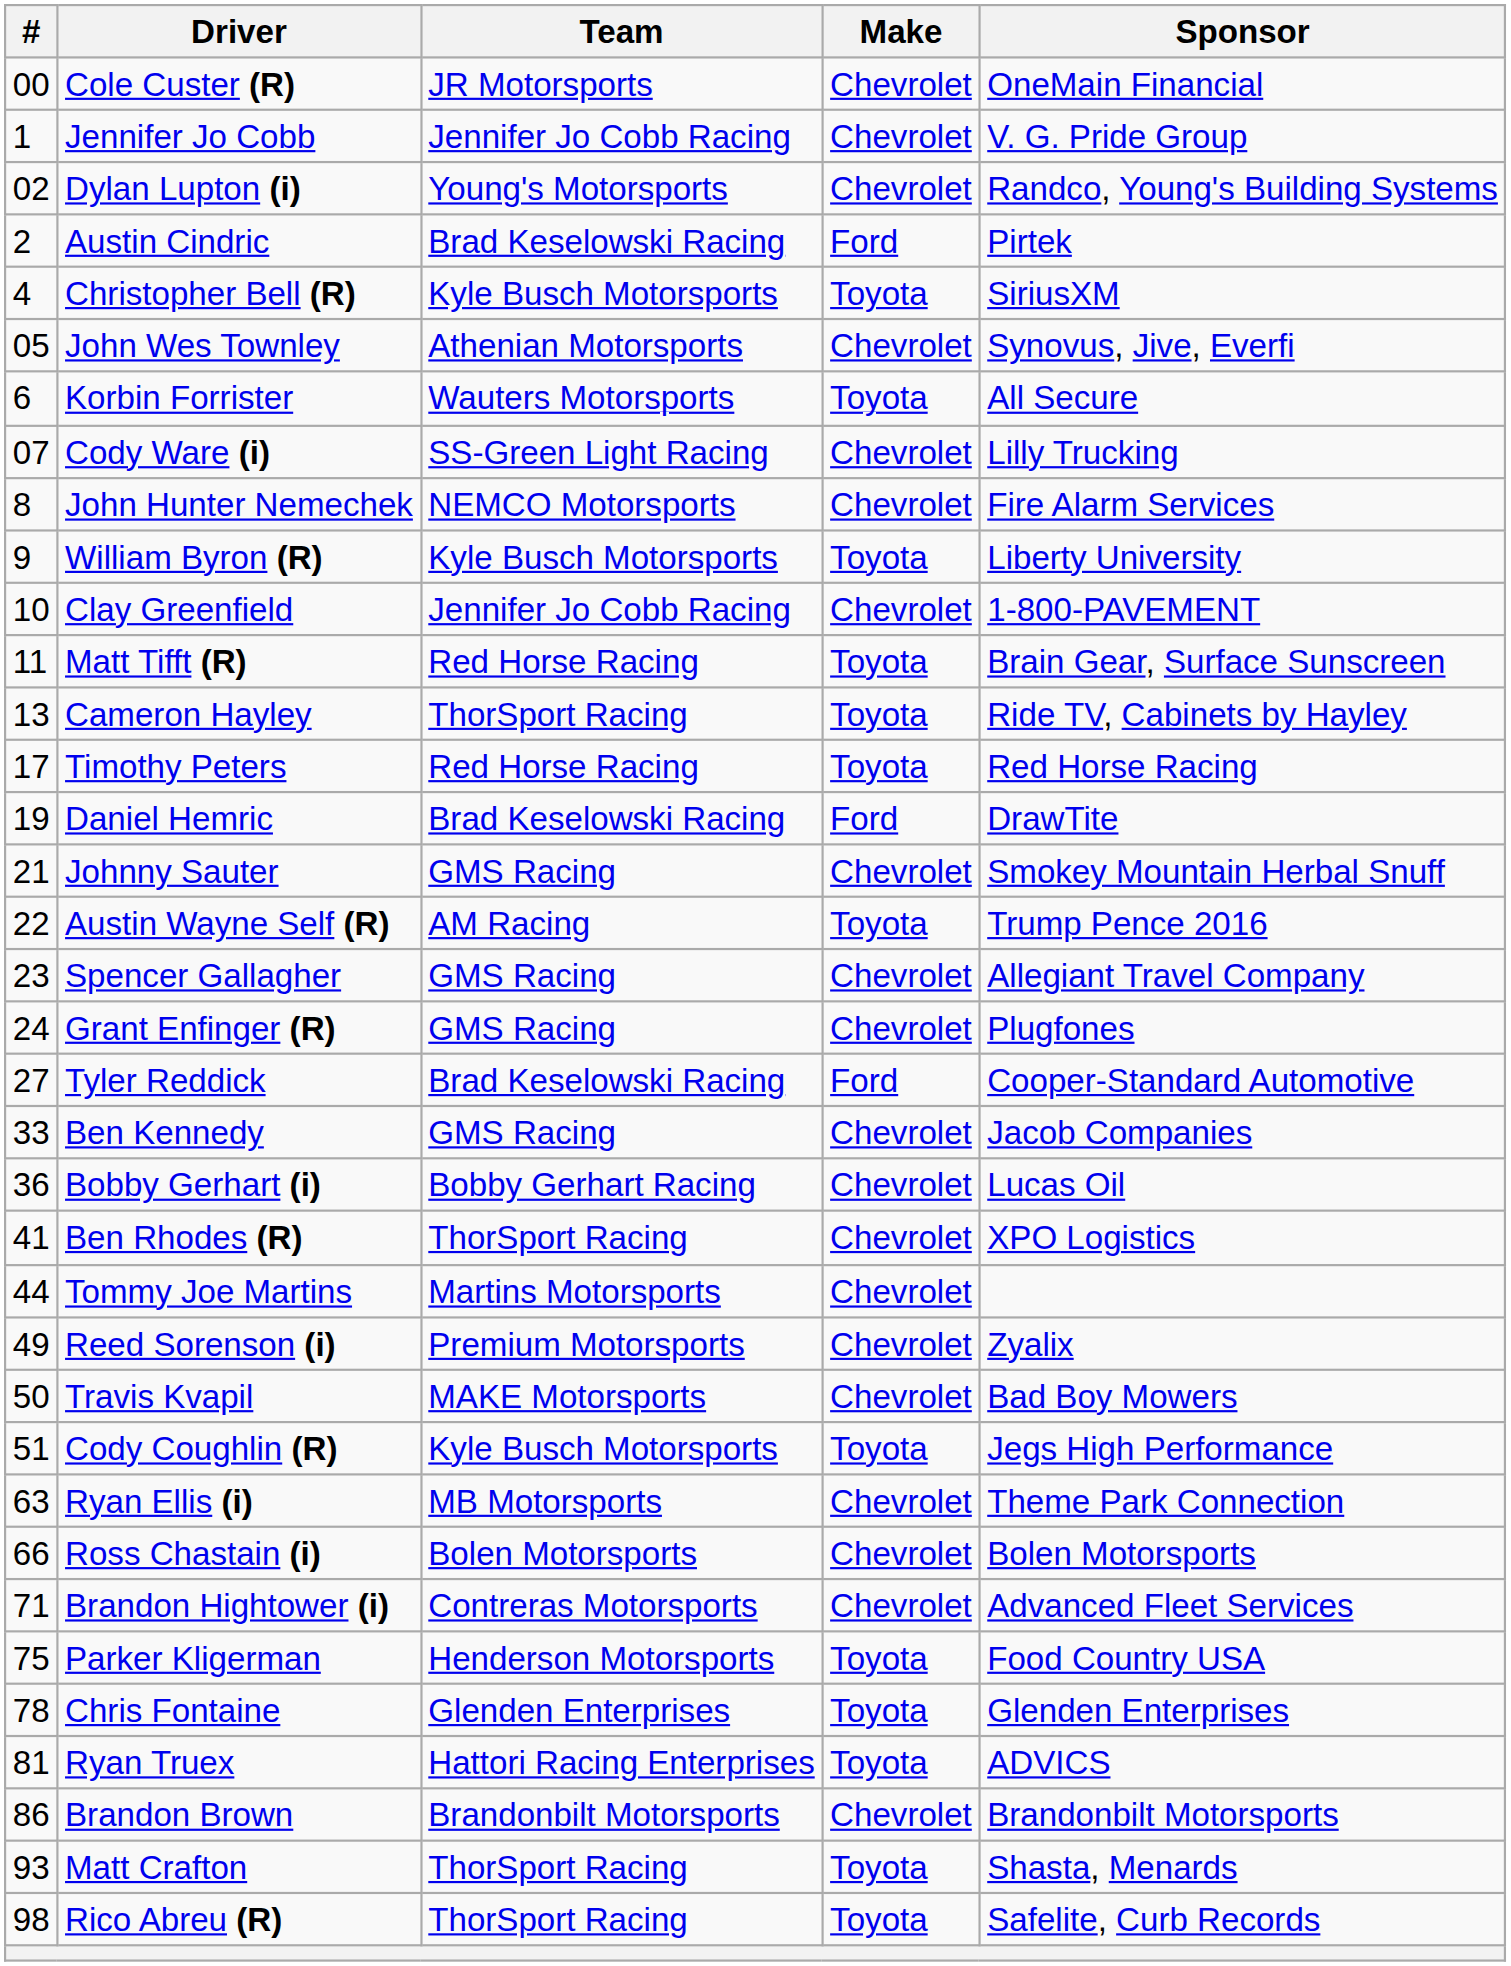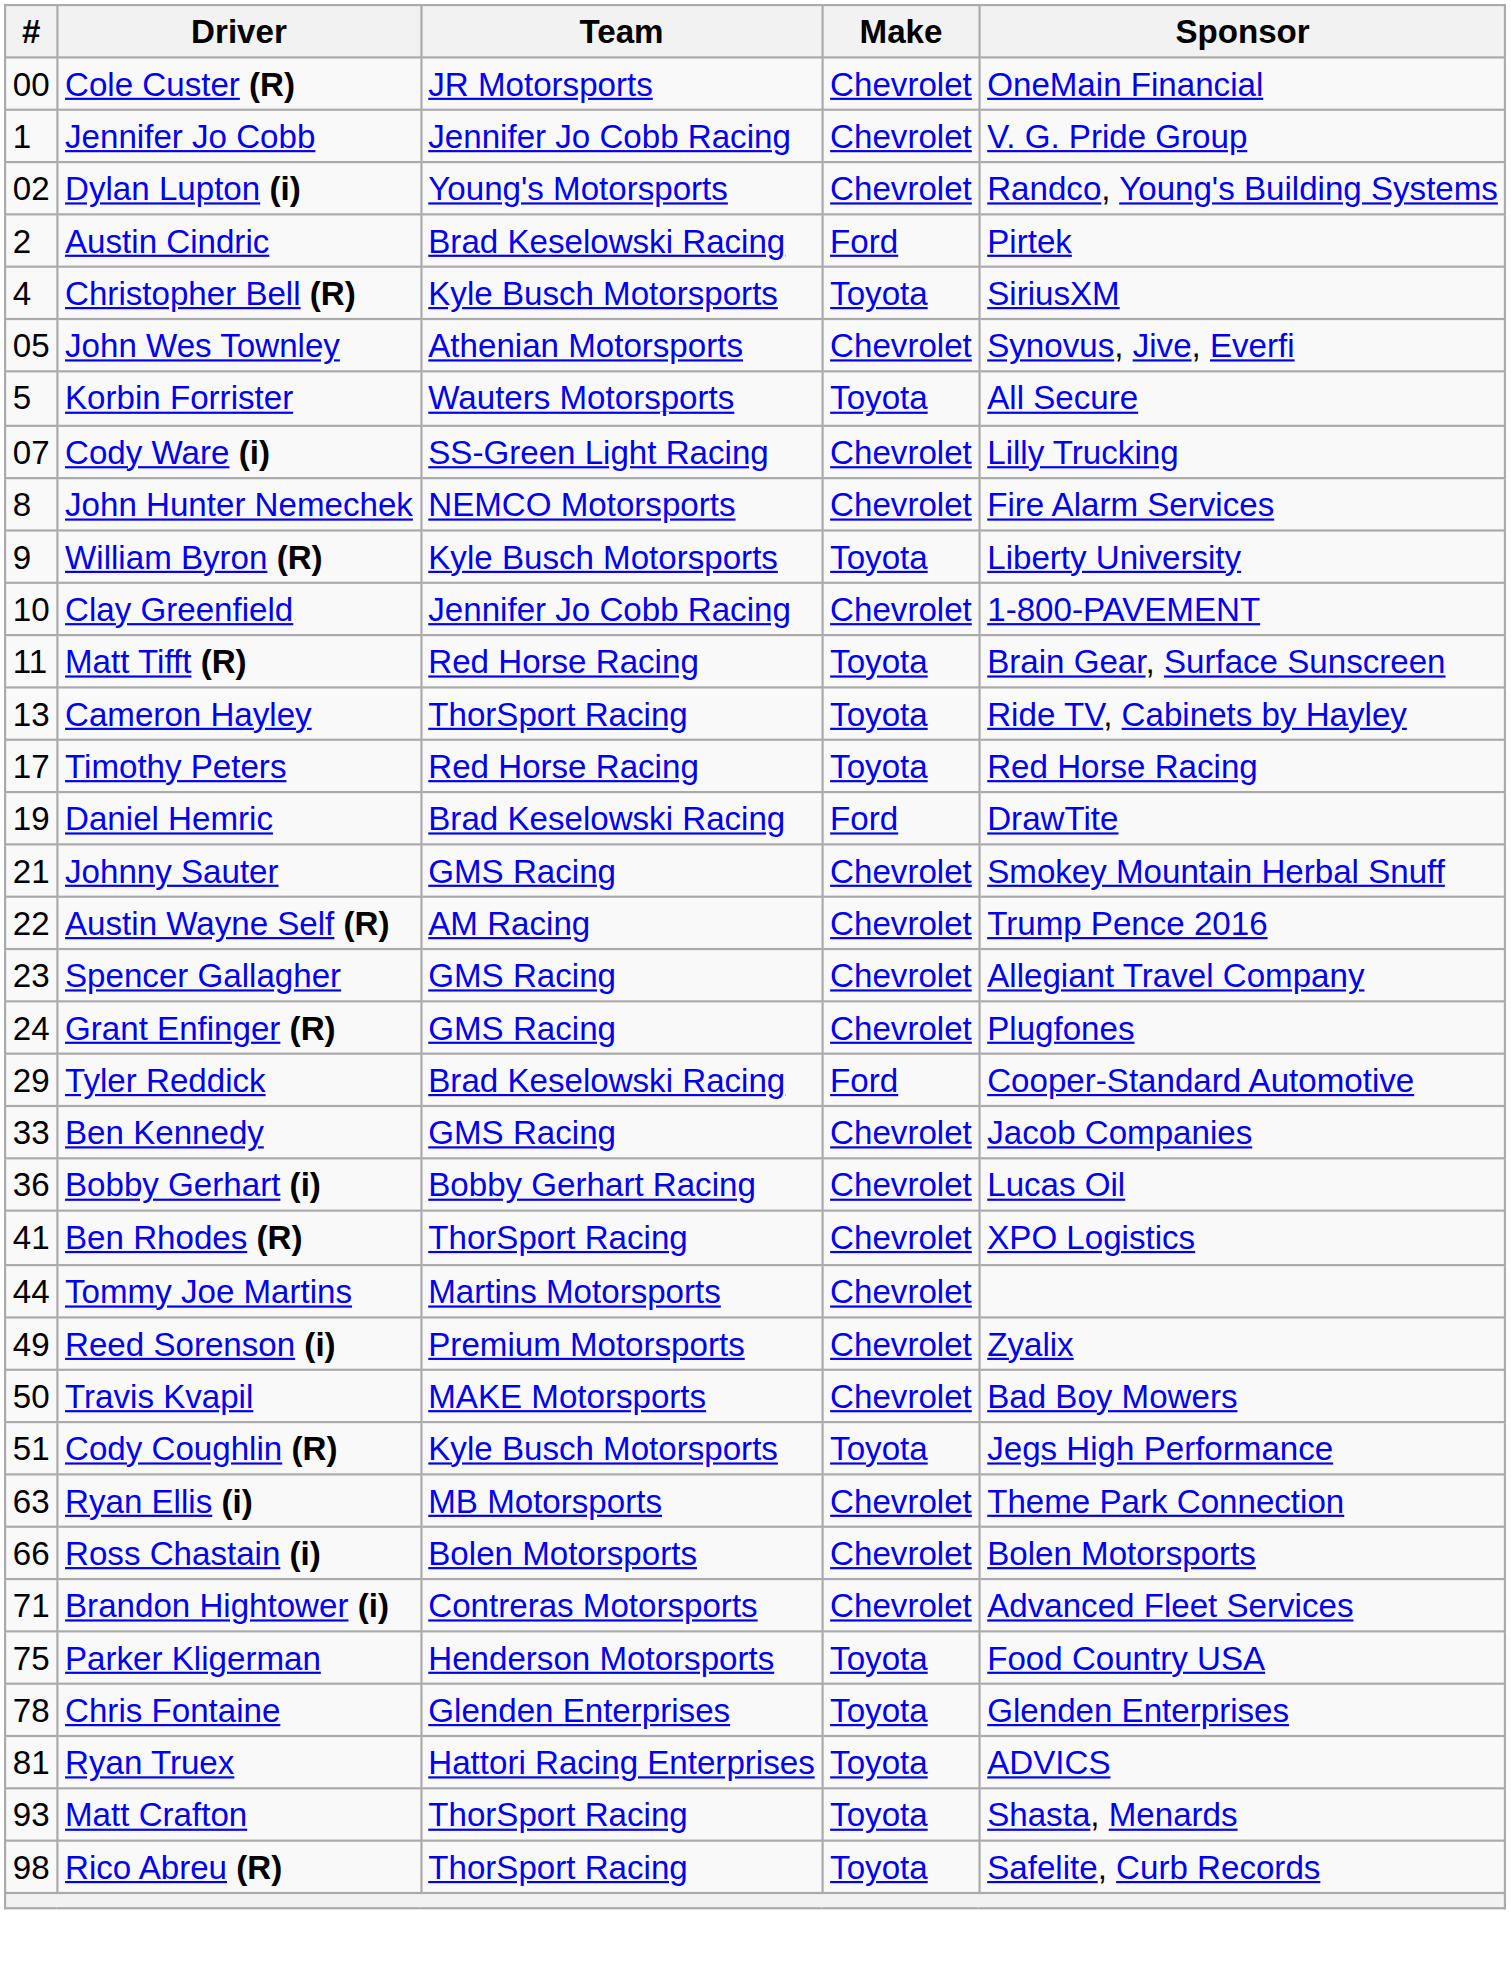(22, 399) 6 -> (22, 399) 5
(879, 923) Toyota -> (901, 923) Chevrolet
(31, 1081) 27 -> (31, 1081) 29
- row: (179, 1815)
